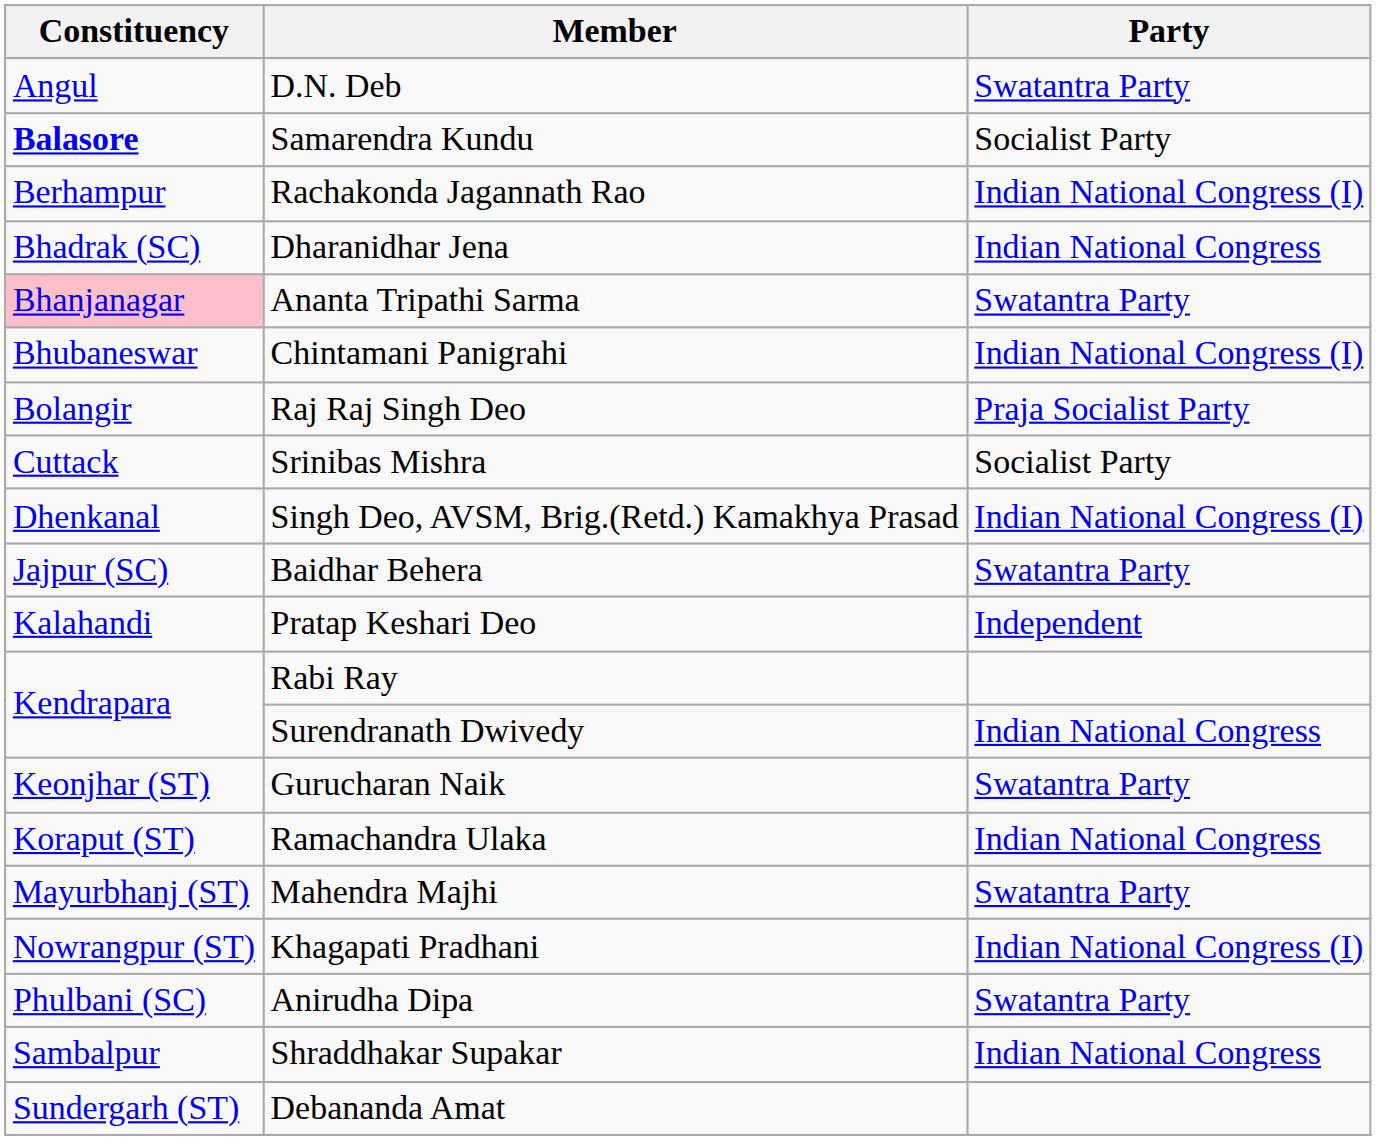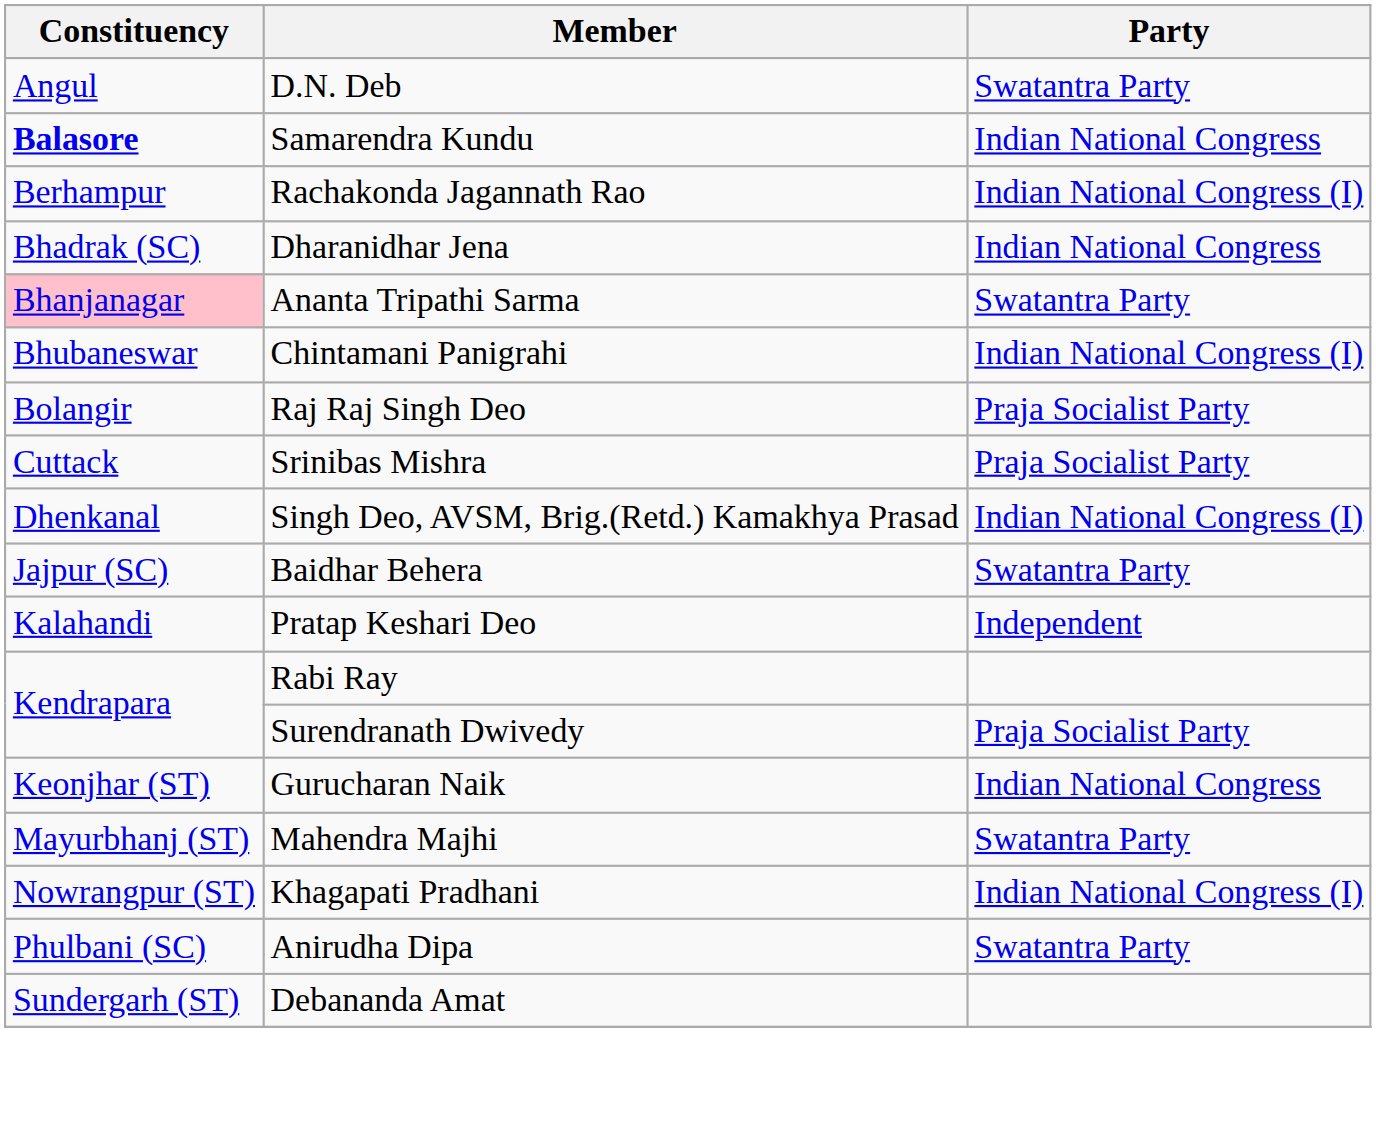(1073, 138) Socialist Party -> (1148, 138) Indian National Congress
(1073, 461) Socialist Party -> (1112, 461) Praja Socialist Party
(1148, 730) Indian National Congress -> (1112, 730) Praja Socialist Party
(1082, 784) Swatantra Party -> (1148, 784) Indian National Congress
- row: (409, 838)
- row: (416, 1053)
